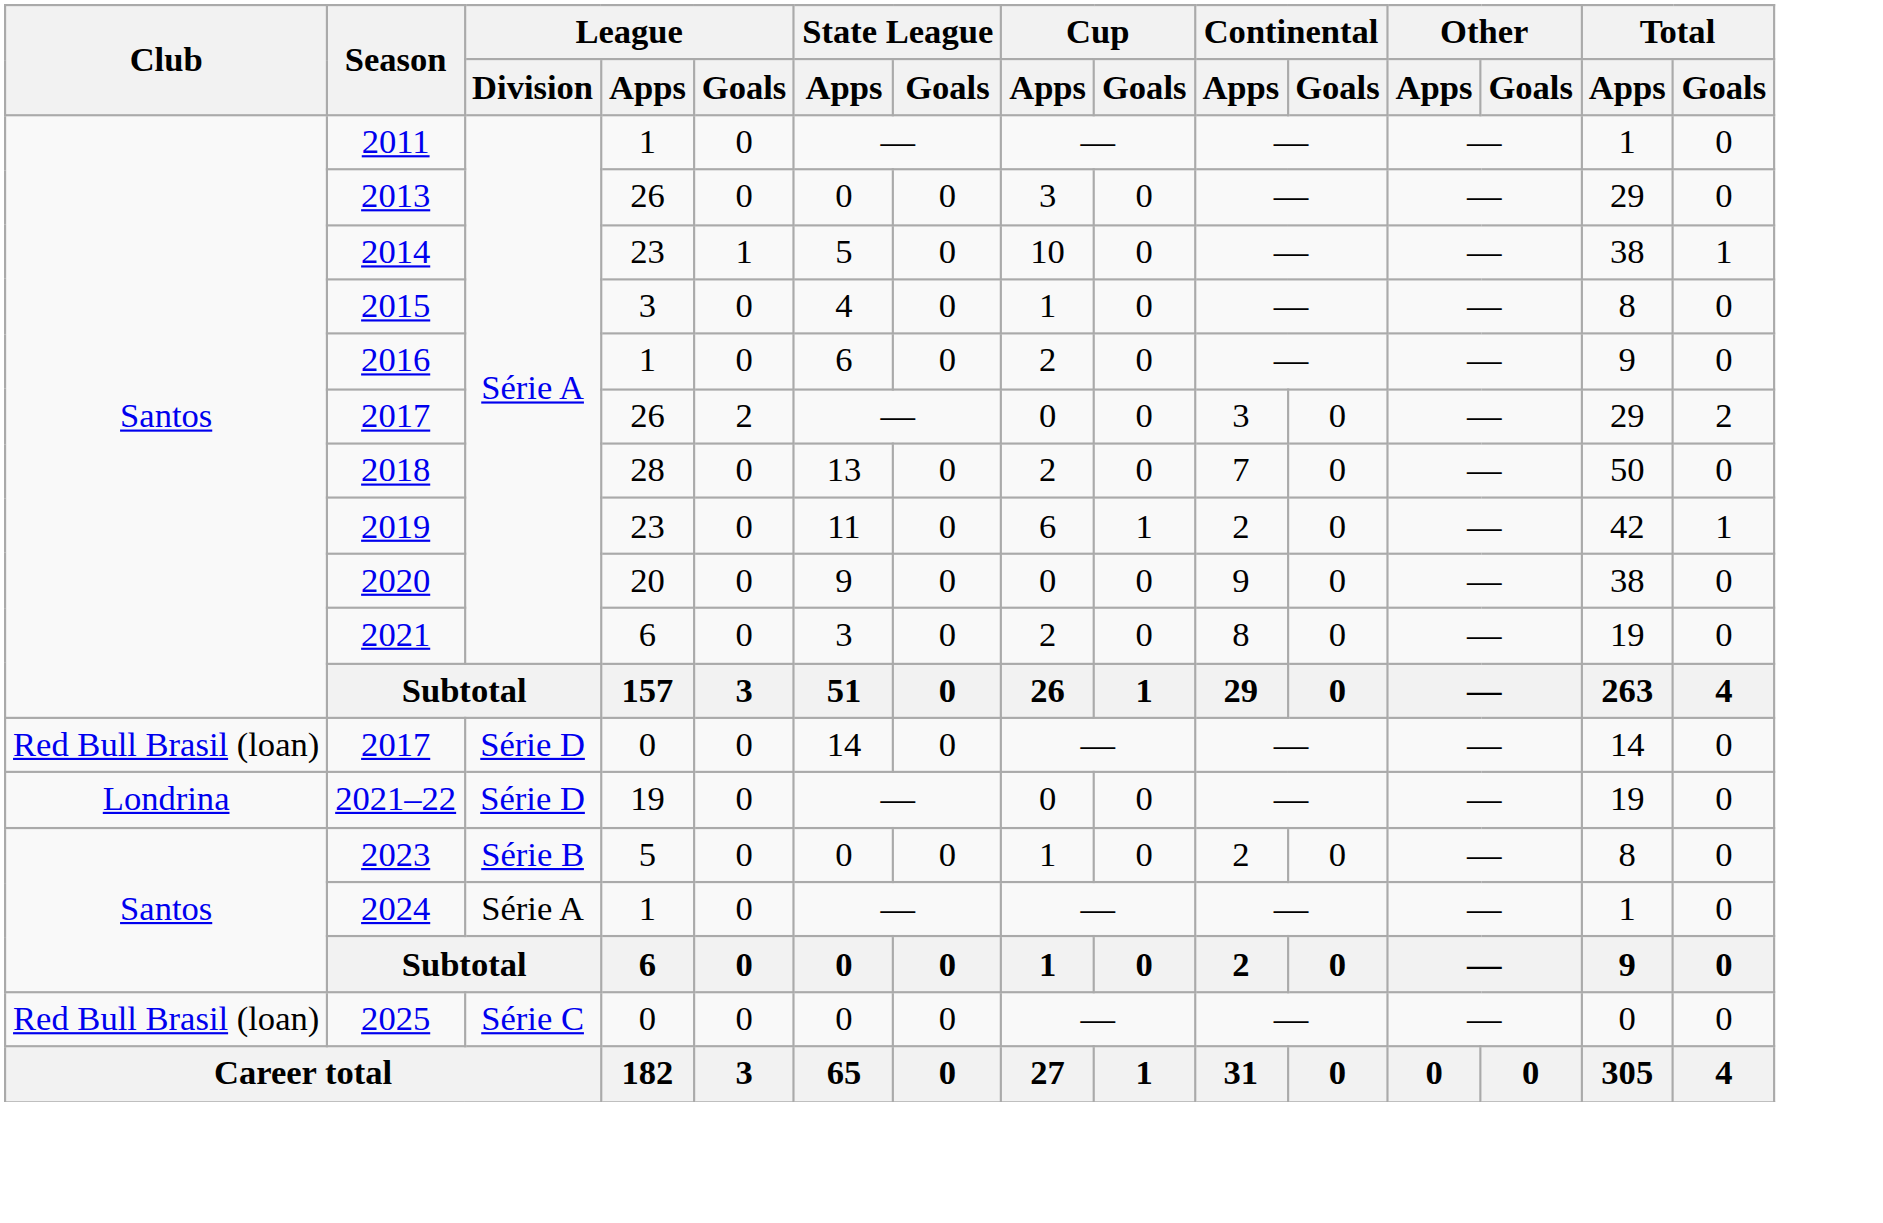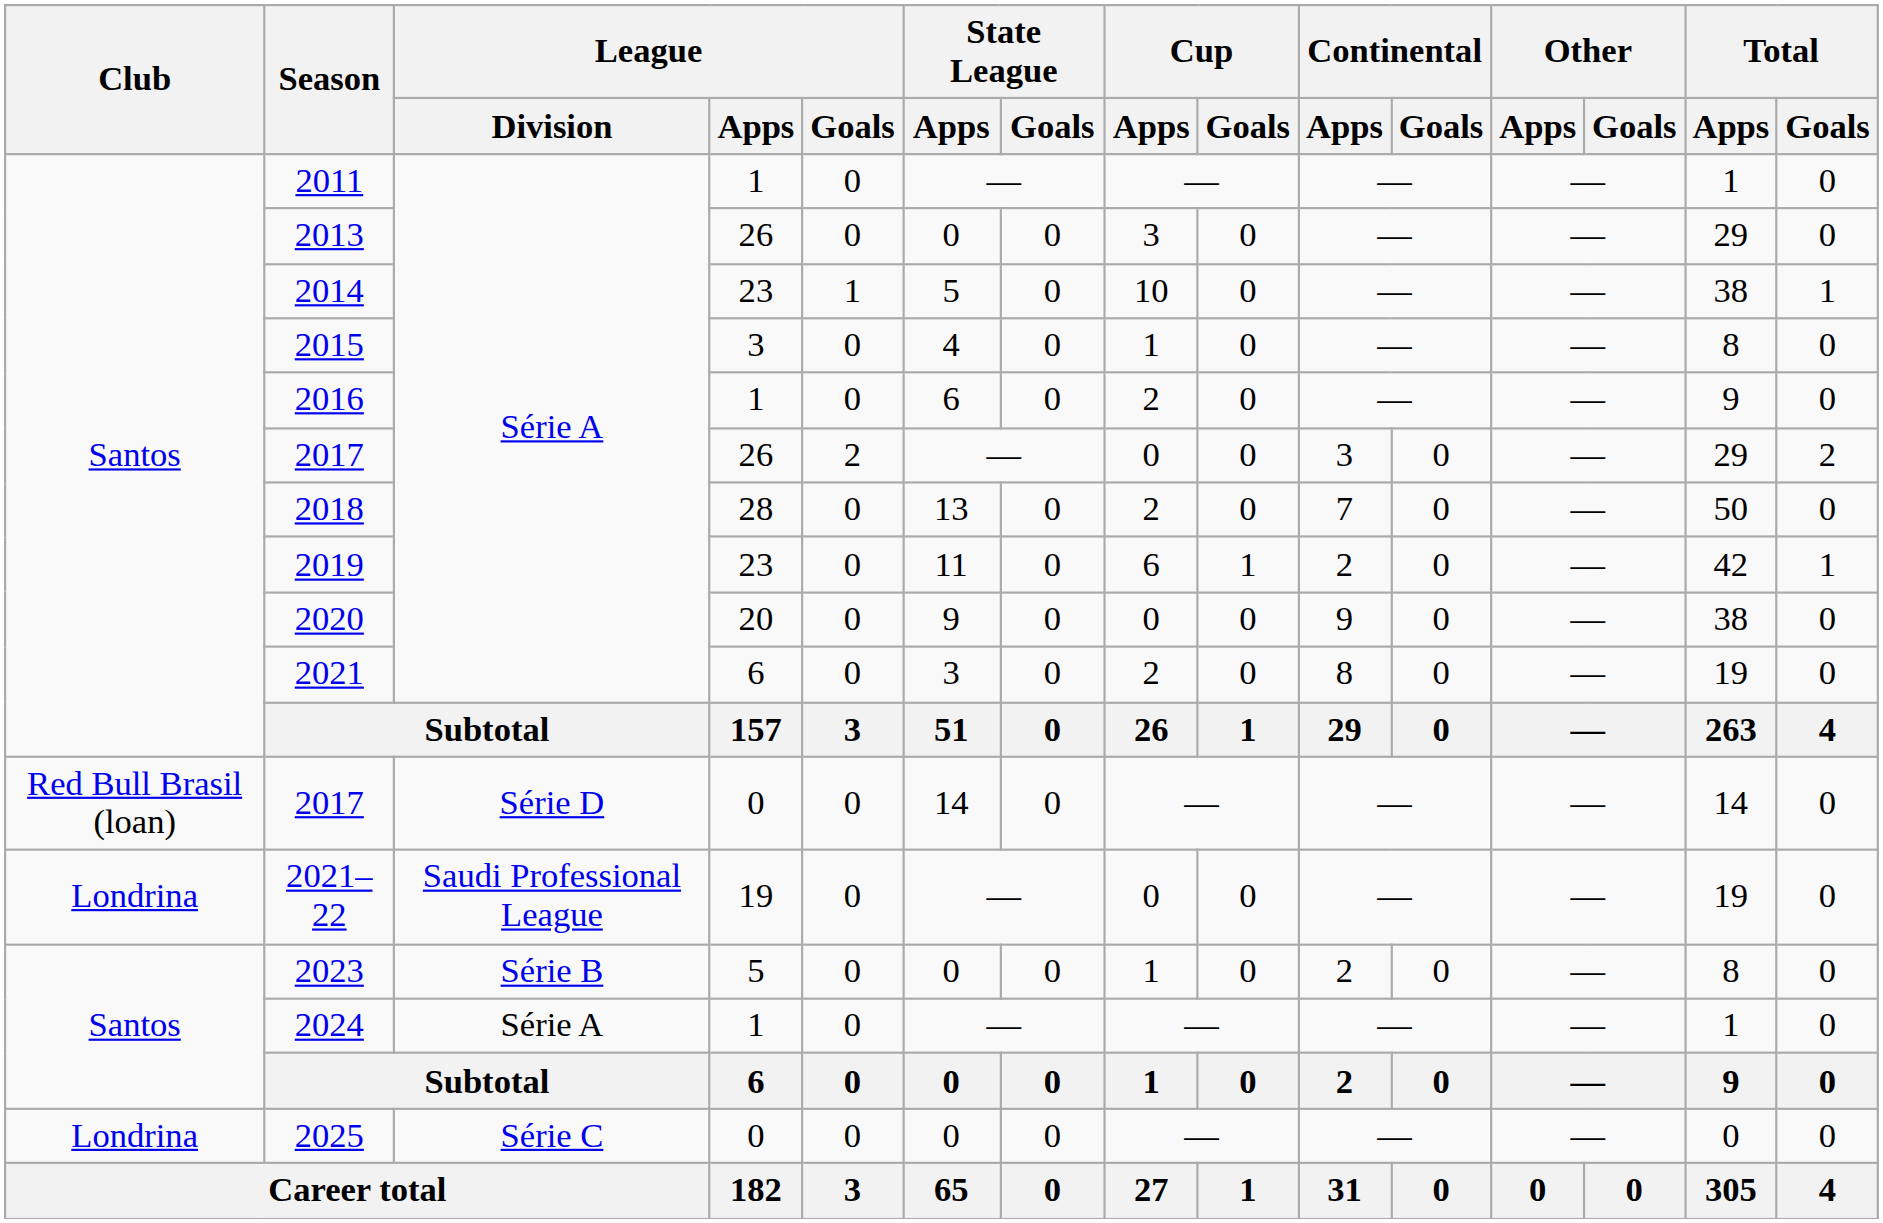(533, 799) Série D -> (552, 896) Saudi Professional League
(166, 1018) Red Bull Brasil (loan) -> (135, 1135) Londrina
